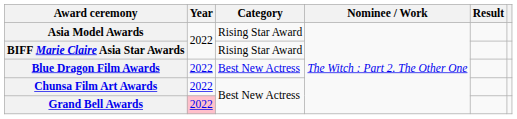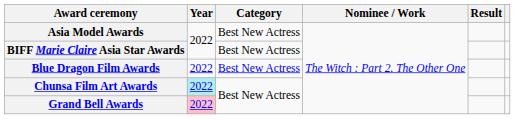(260, 31) Rising Star Award -> (259, 31) Best New Actress
(260, 50) Rising Star Award -> (259, 50) Best New Actress
(201, 86) no background -> (201, 86) paleturquoise background
